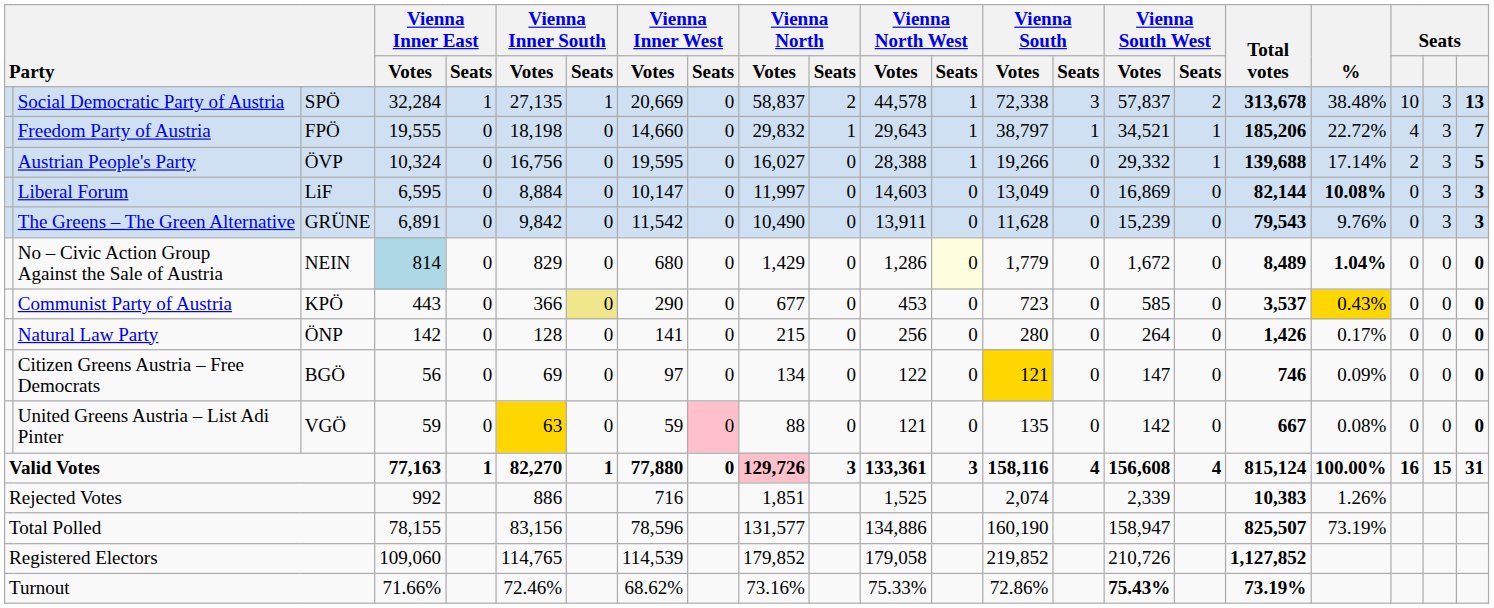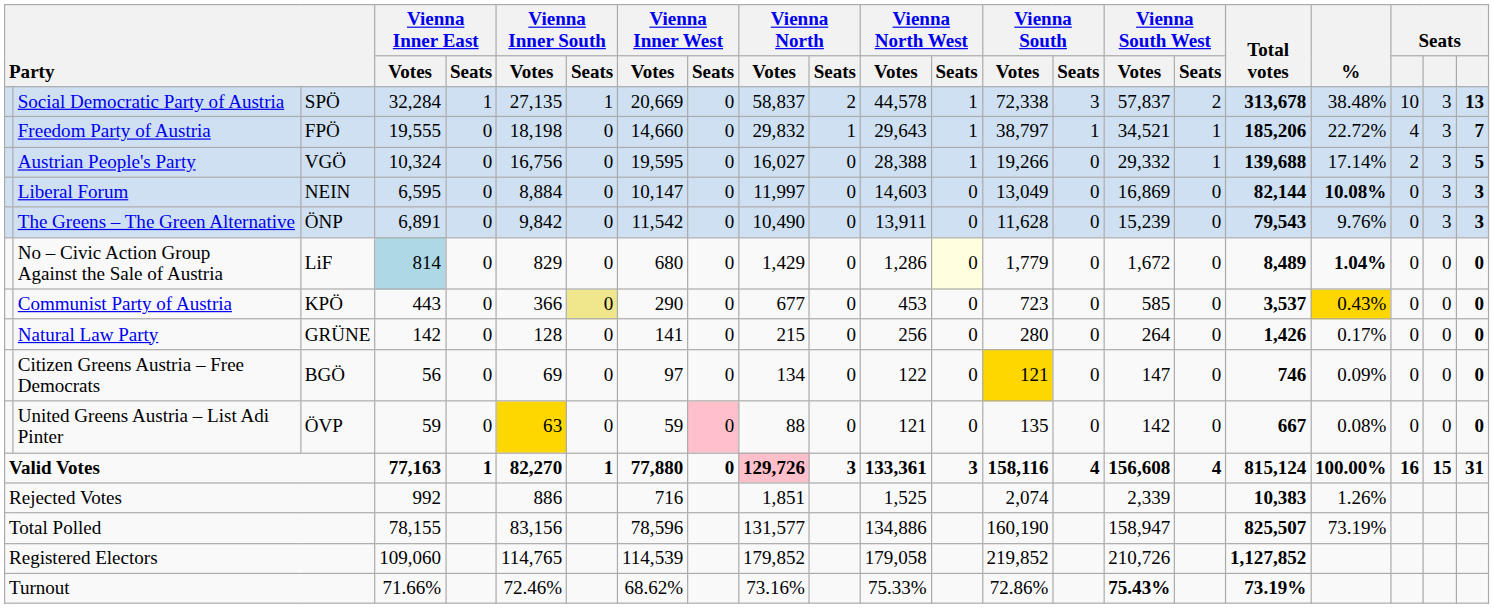(324, 161) ÖVP -> (325, 161) VGÖ
(319, 191) LiF -> (328, 191) NEIN
(338, 222) GRÜNE -> (324, 222) ÖNP
(328, 263) NEIN -> (319, 263) LiF
(324, 334) ÖNP -> (338, 334) GRÜNE
(325, 426) VGÖ -> (324, 426) ÖVP
